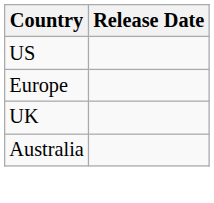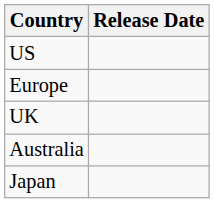+ row: (32, 181)
